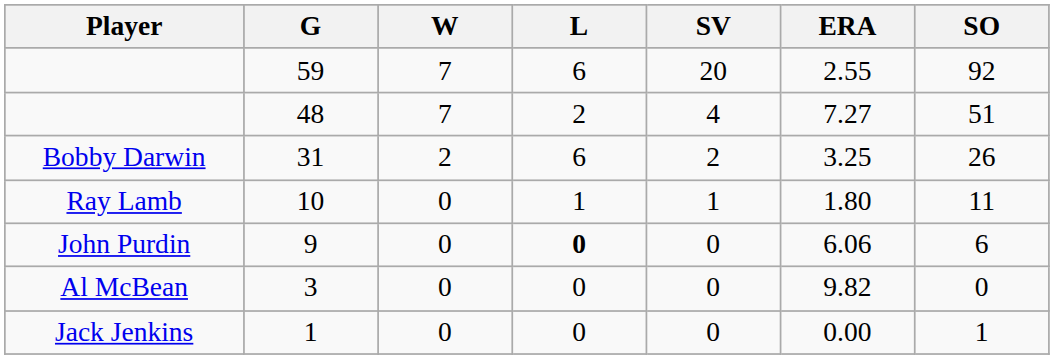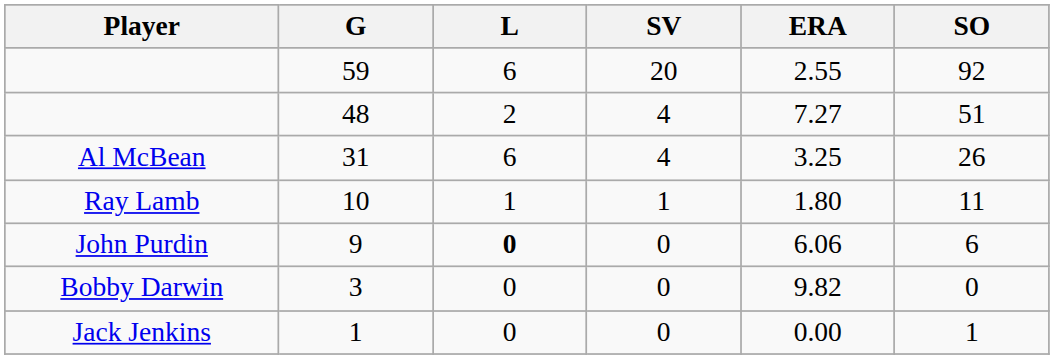- column: (445, 26)
(124, 157) Bobby Darwin -> (142, 157) Al McBean
(713, 157) 2 -> (664, 157) 4
(124, 288) Al McBean -> (142, 288) Bobby Darwin
